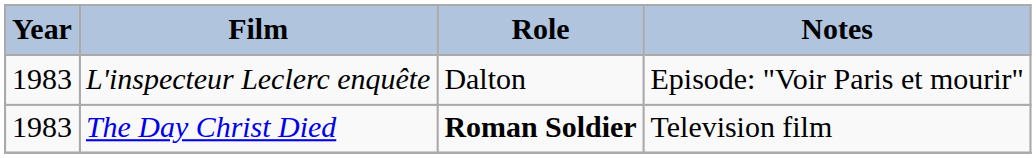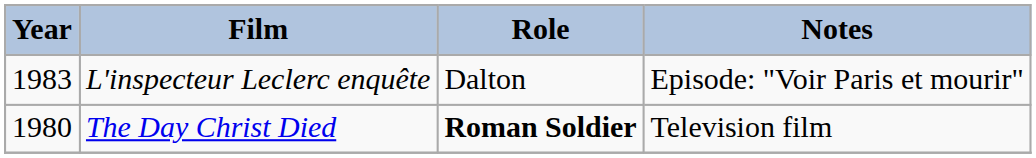(42, 128) 1983 -> (42, 128) 1980
